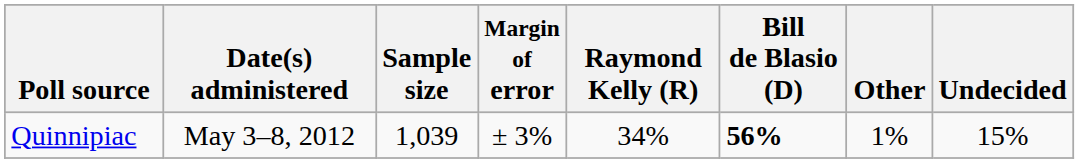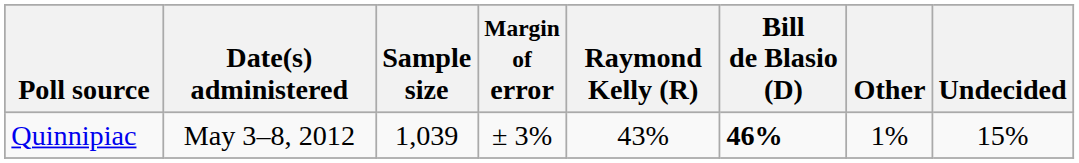(643, 134) 34% -> (643, 134) 43%
(755, 134) 56% -> (755, 134) 46%
